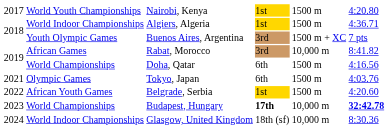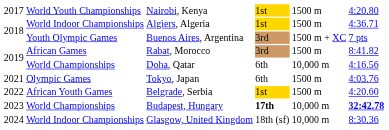(310, 51) 10,000 m -> (307, 51) 1500 m
(307, 65) 1500 m -> (310, 65) 10,000 m
